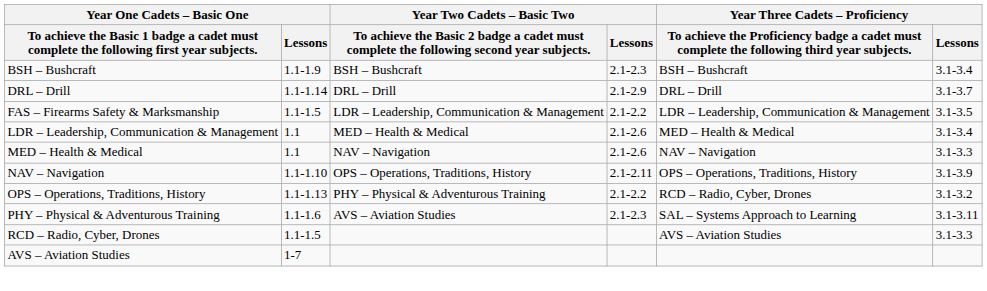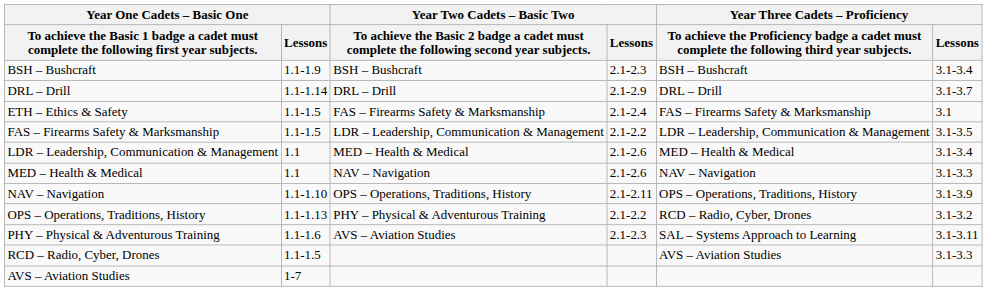+ row: (68, 111)
